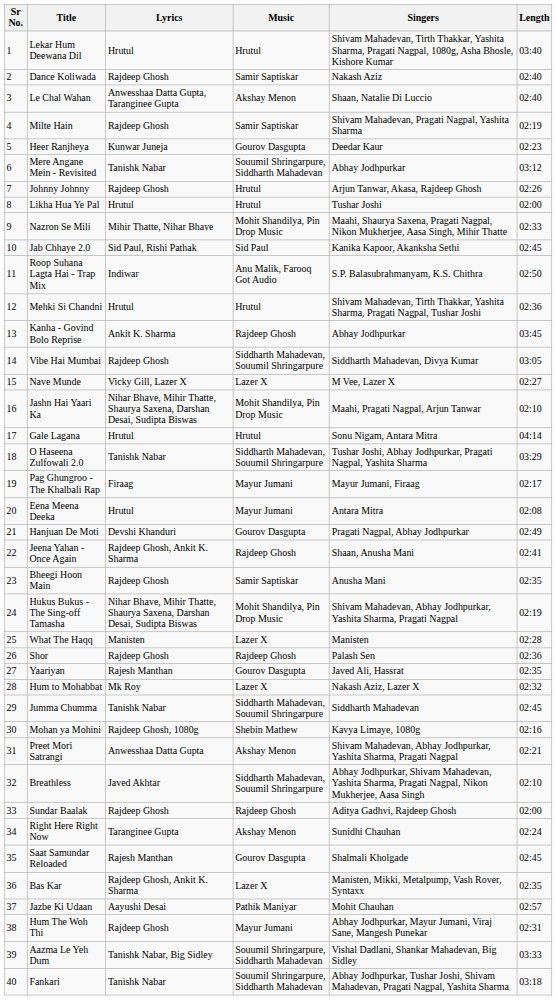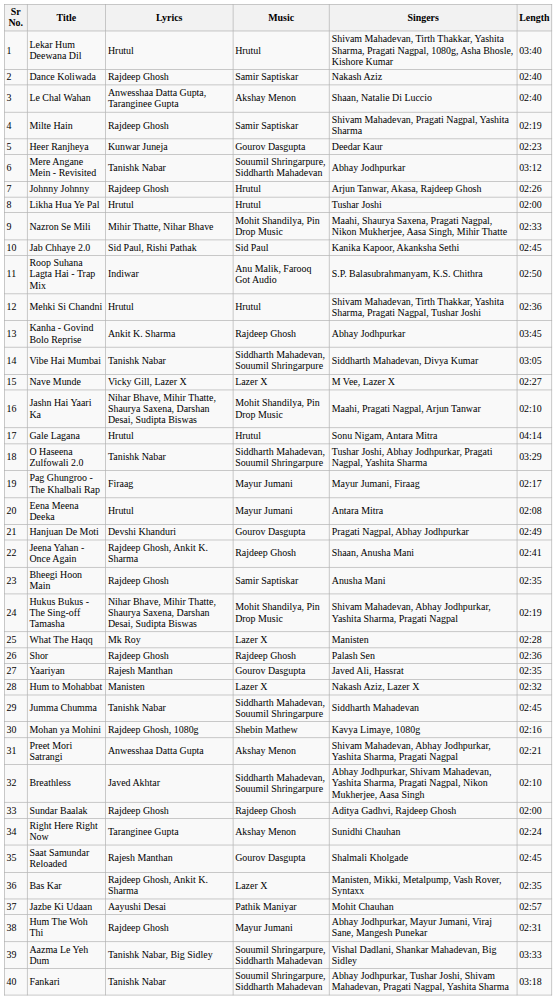(138, 360) Rajdeep Ghosh -> (137, 360) Tanishk Nabar
(126, 640) Manisten -> (124, 640) Mk Roy
(124, 687) Mk Roy -> (126, 687) Manisten
